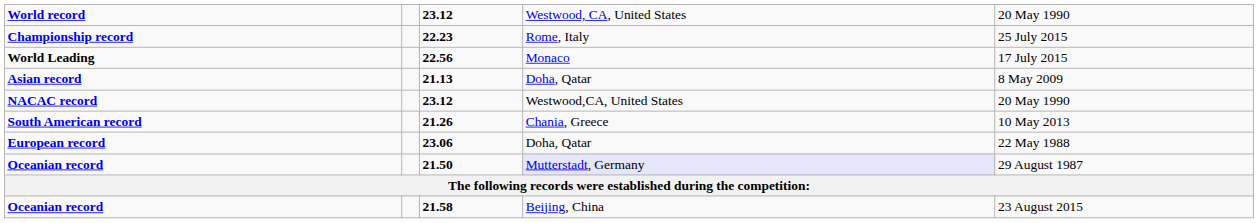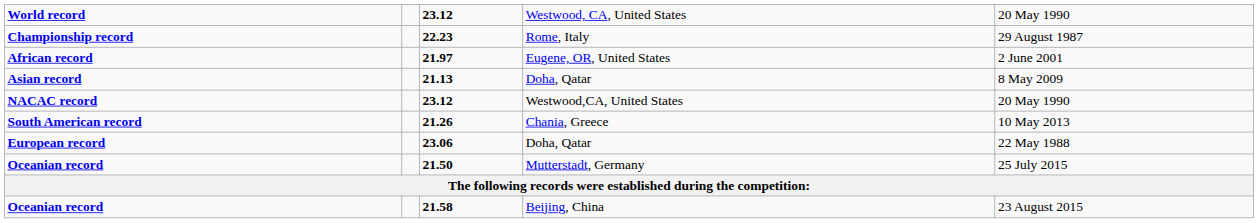(1033, 36) 25 July 2015 -> (1040, 36) 29 August 1987
- row: (51, 57)
+ row: (50, 57)
(585, 164) lavender background -> (585, 164) no background
(1040, 164) 29 August 1987 -> (1033, 164) 25 July 2015
